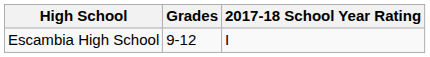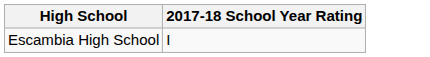- column: (192, 16)
